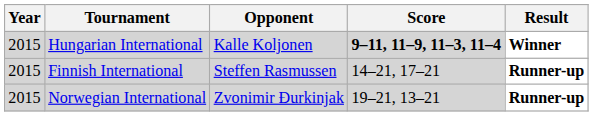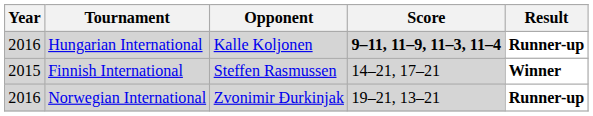(24, 44) 2015 -> (24, 44) 2016
(535, 44) Winner -> (546, 44) Runner-up
(546, 71) Runner-up -> (535, 71) Winner
(24, 97) 2015 -> (24, 97) 2016
